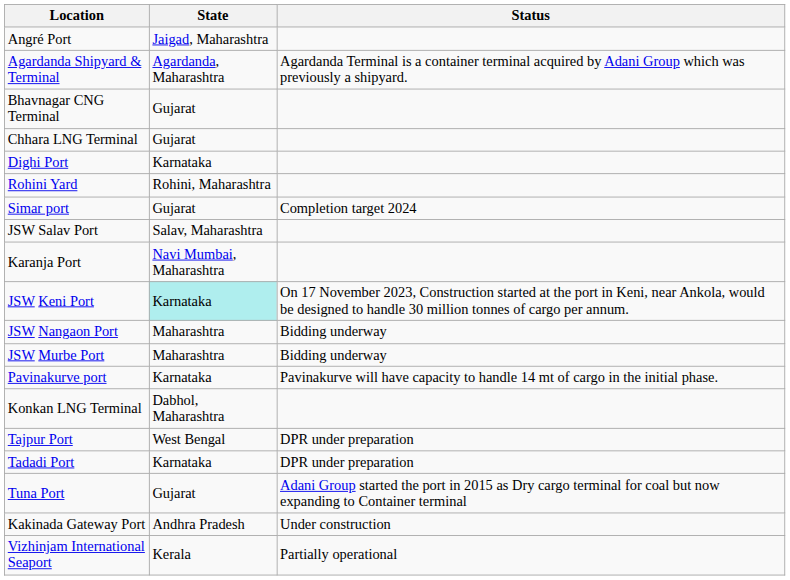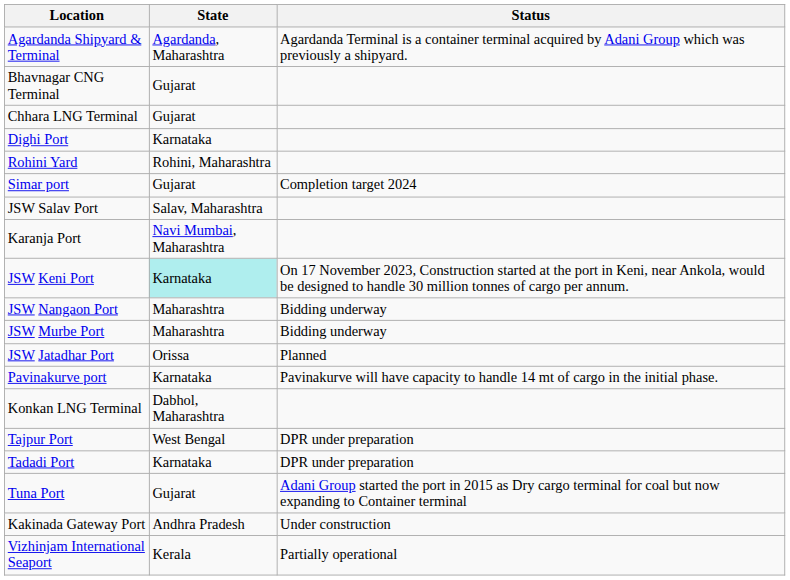- row: (40, 38)
+ row: (61, 354)
